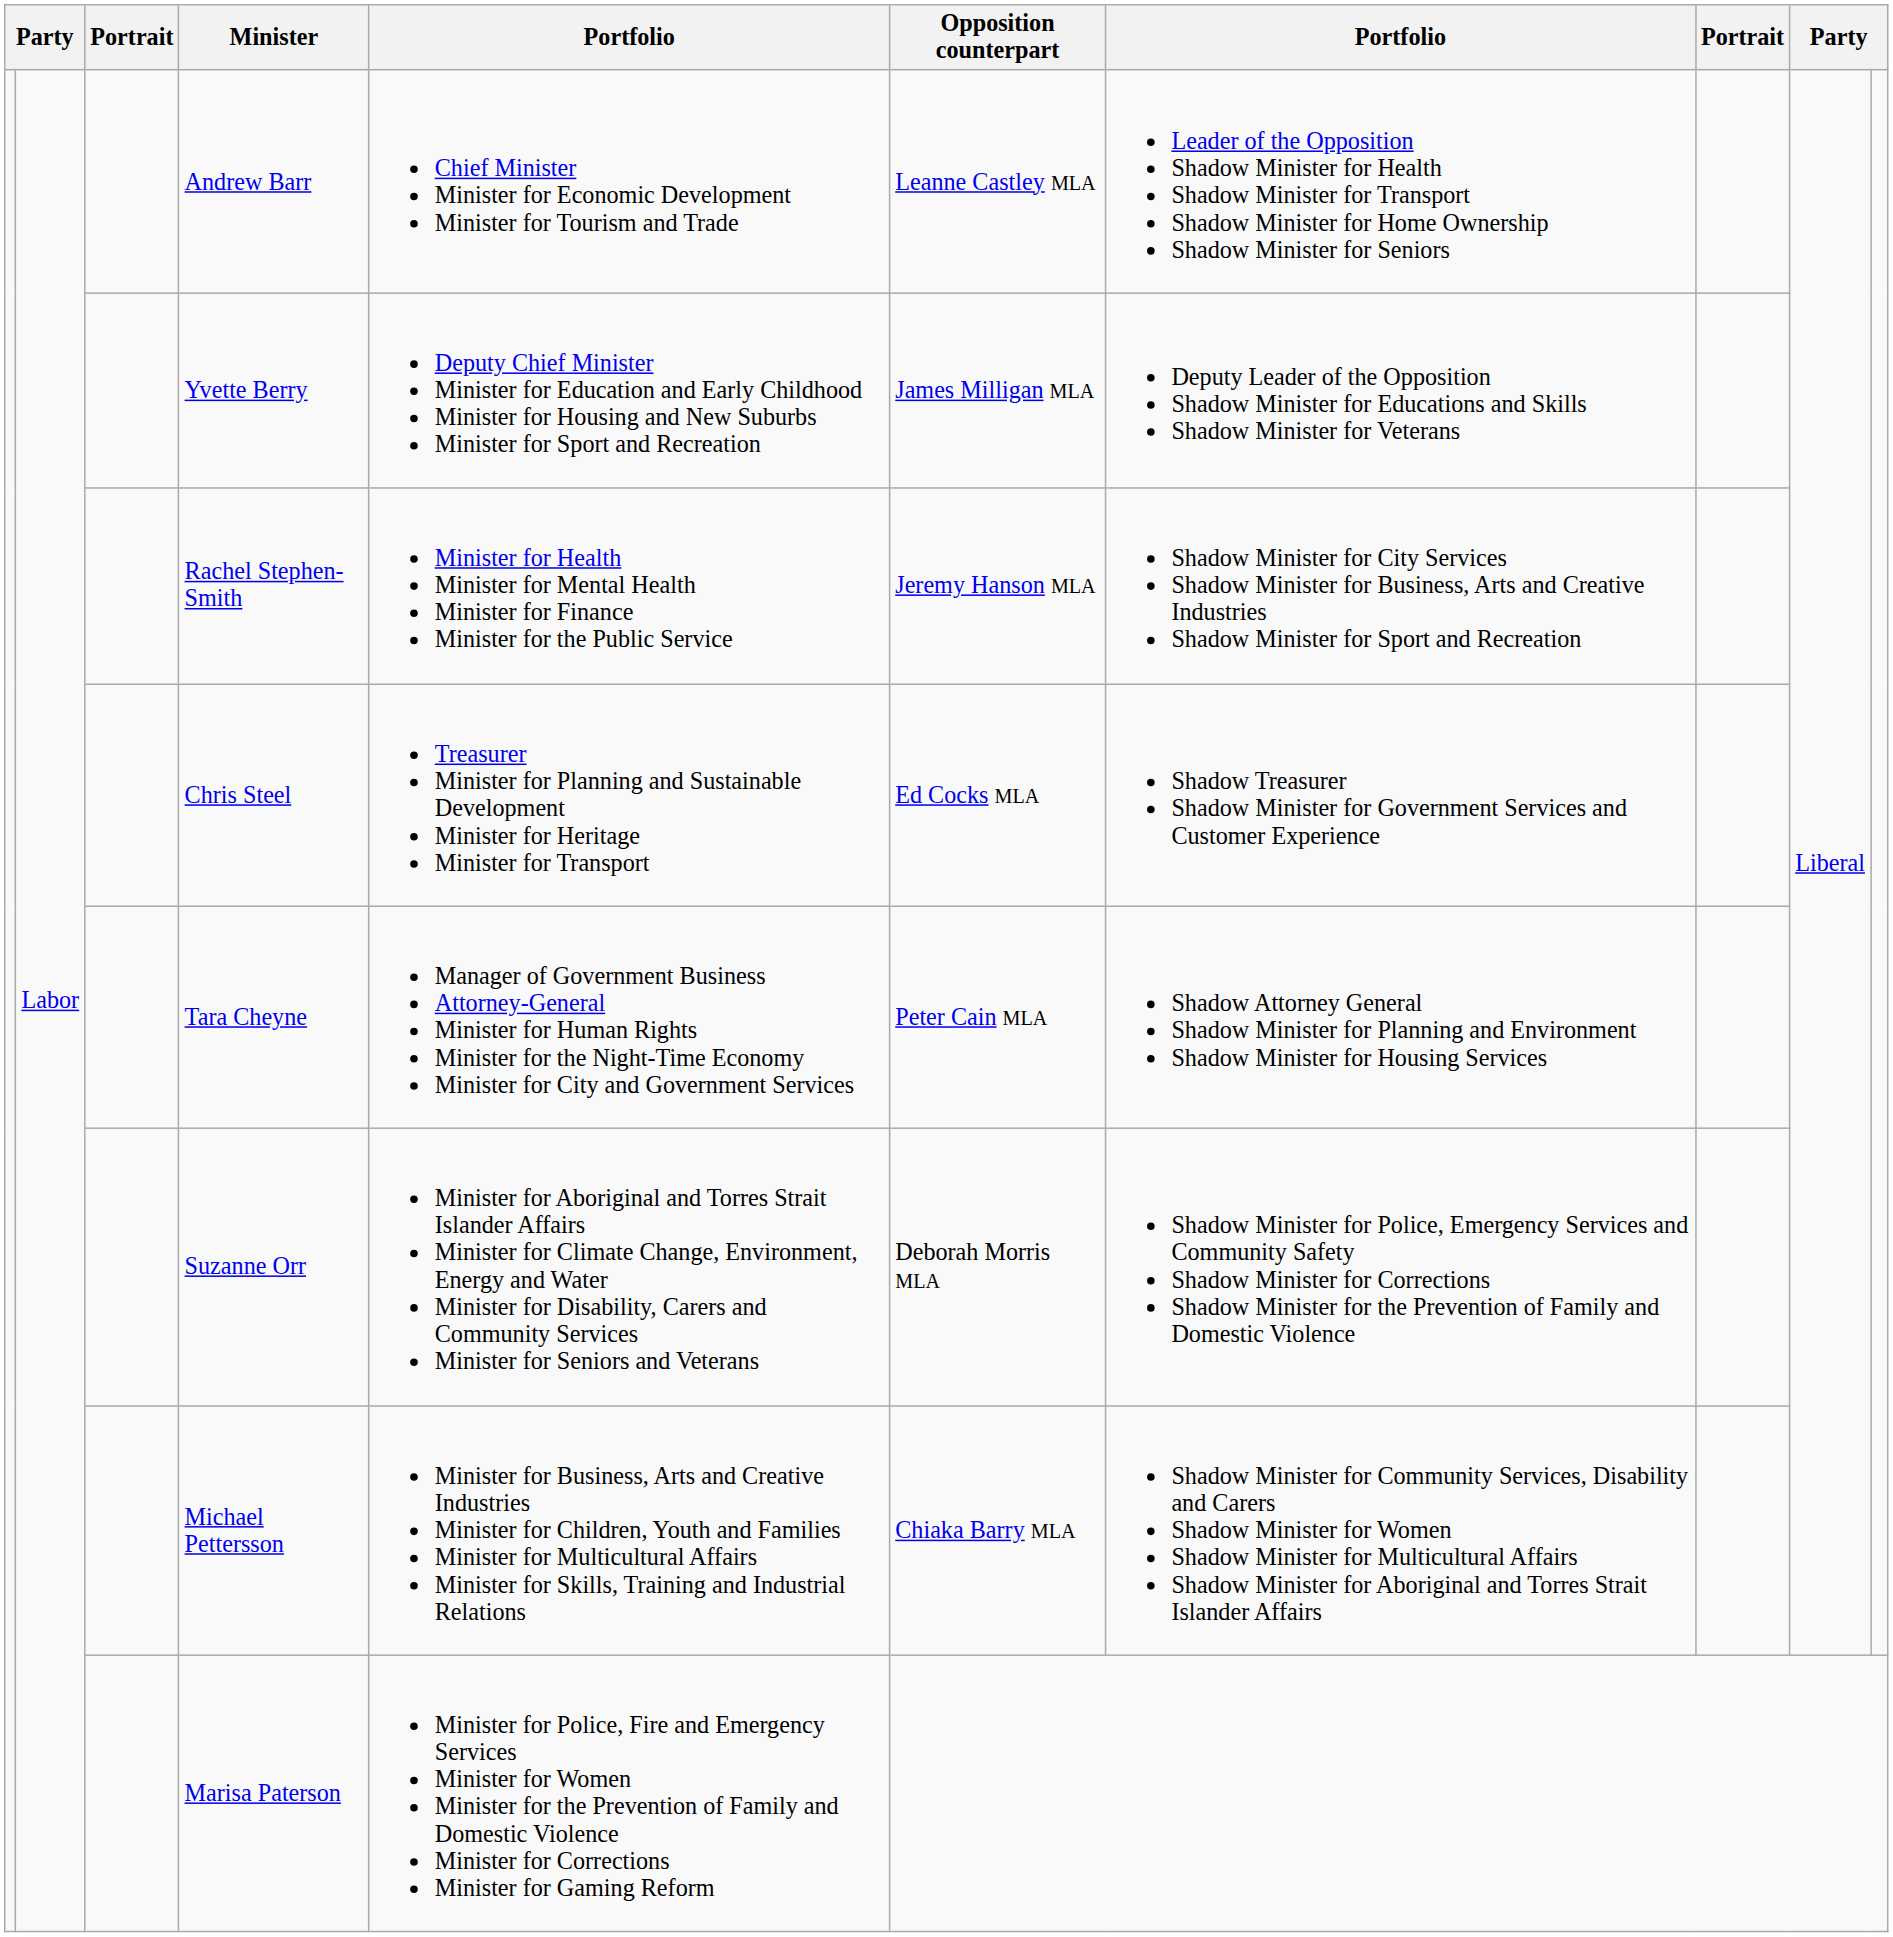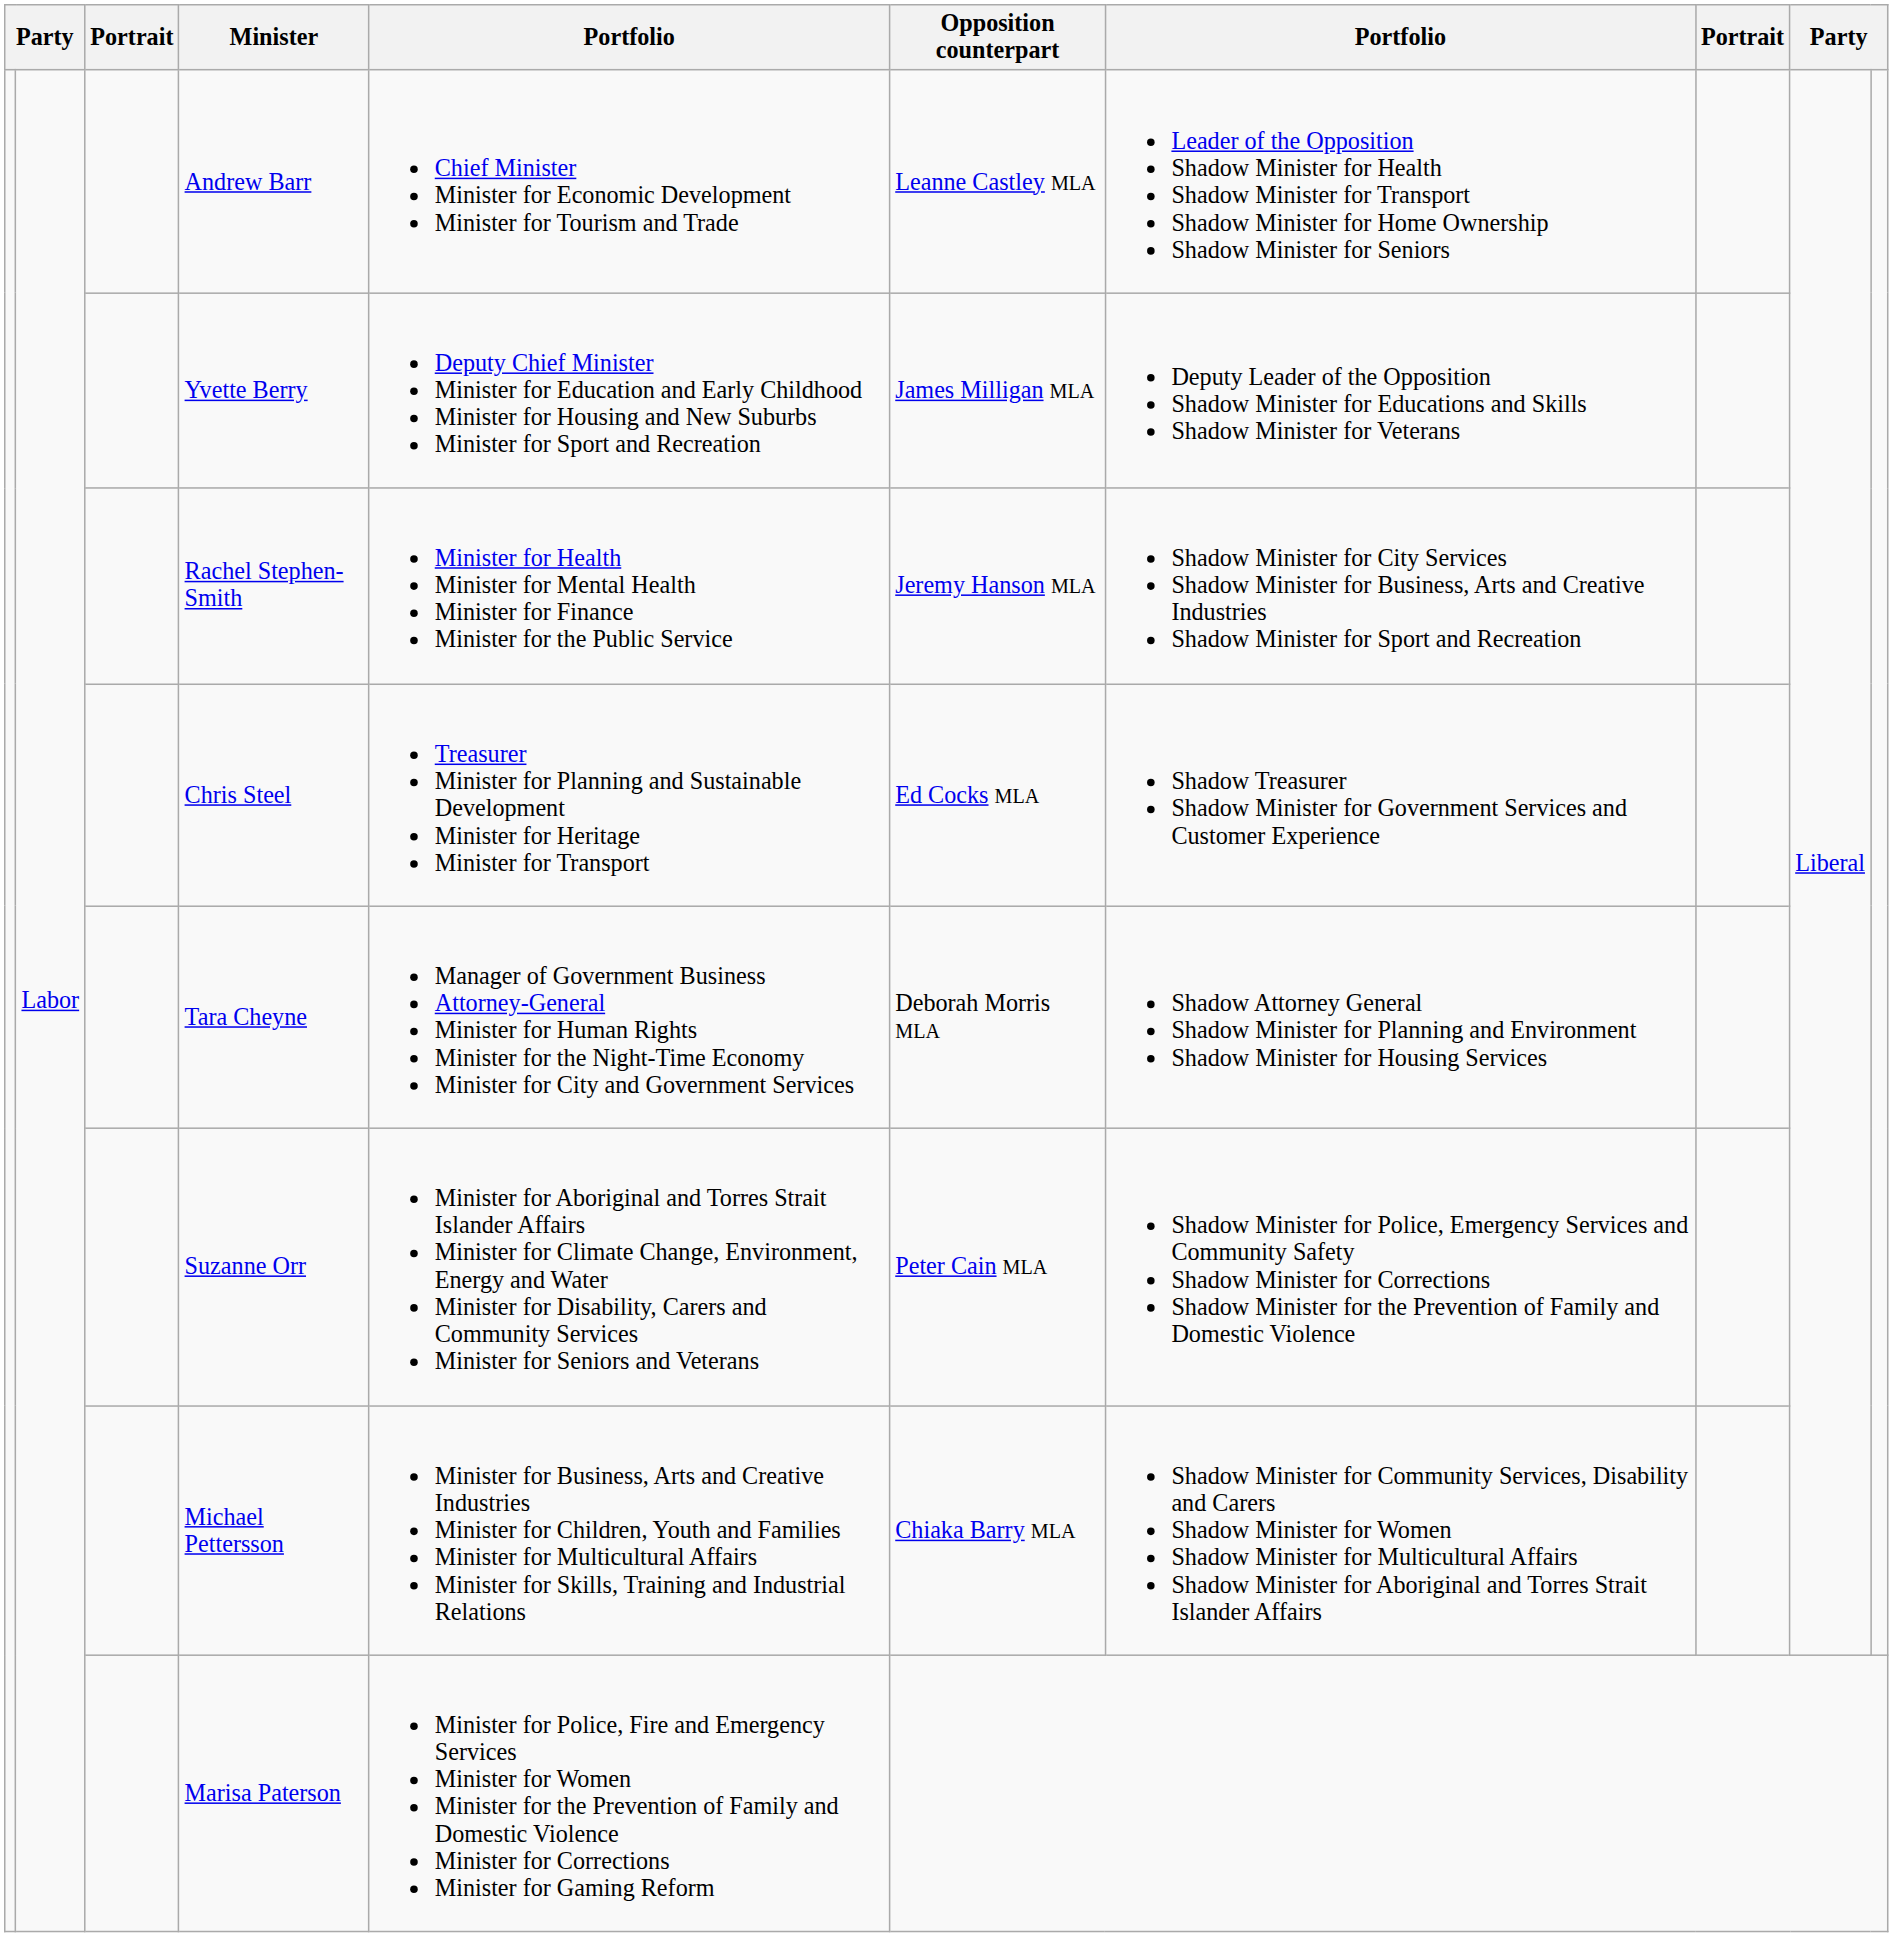(971, 1017) Peter Cain MLA -> (973, 1017) Deborah Morris MLA
(973, 1266) Deborah Morris MLA -> (971, 1266) Peter Cain MLA
